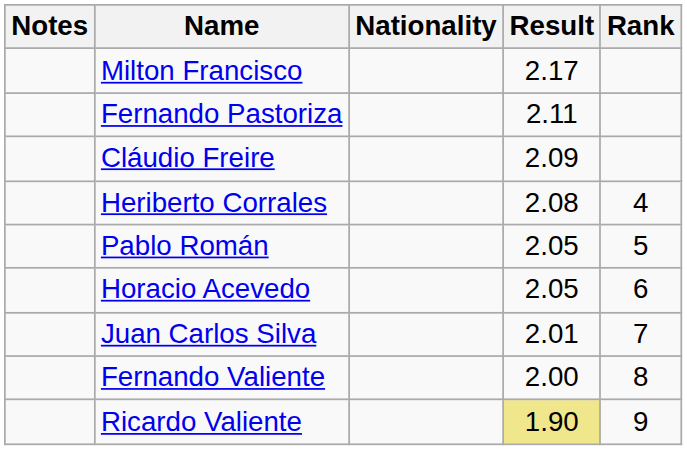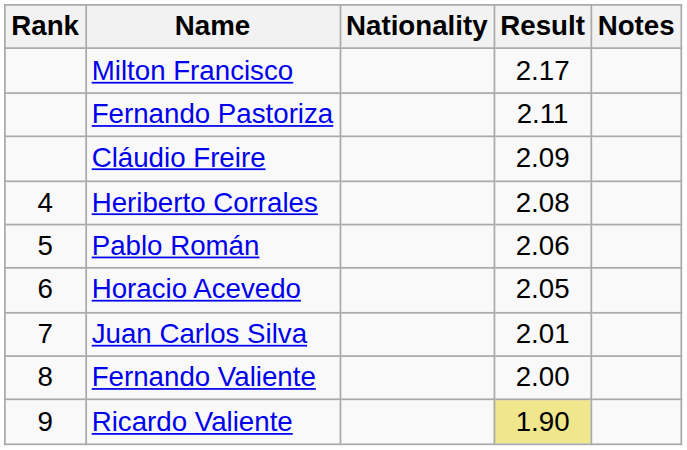columns swapped: (641, 26) <-> (50, 26)
(552, 245) 2.05 -> (543, 245) 2.06
